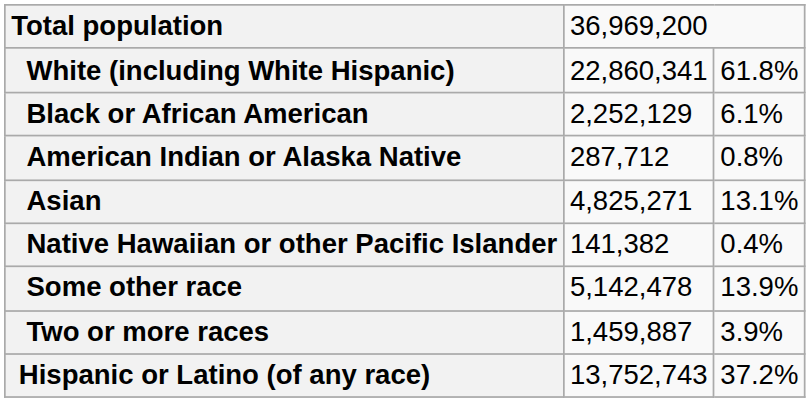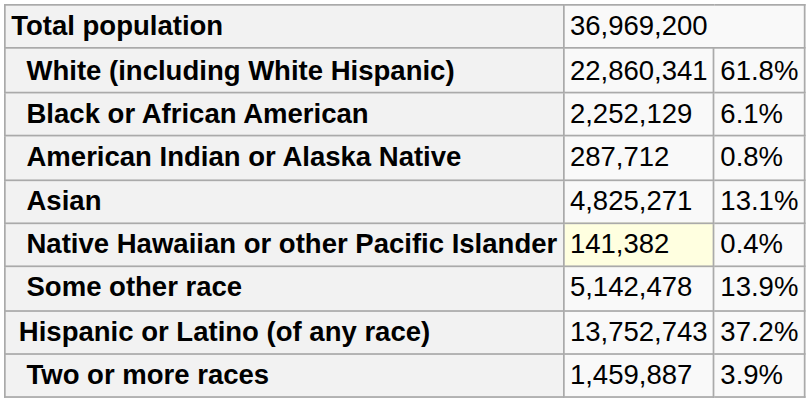(620, 244) no background -> (620, 244) lightyellow background
rows swapped: (140, 331) <-> (221, 375)
